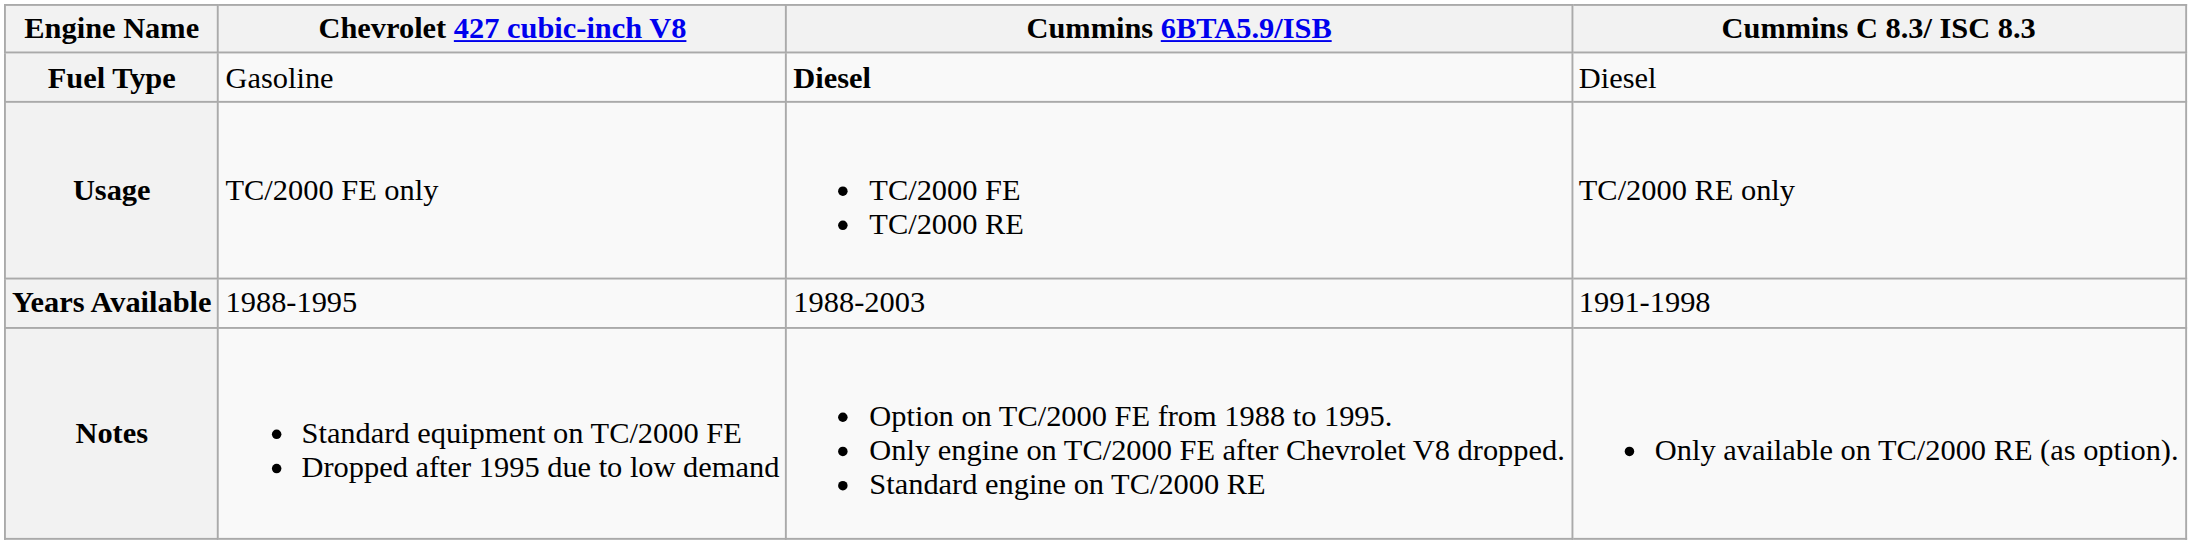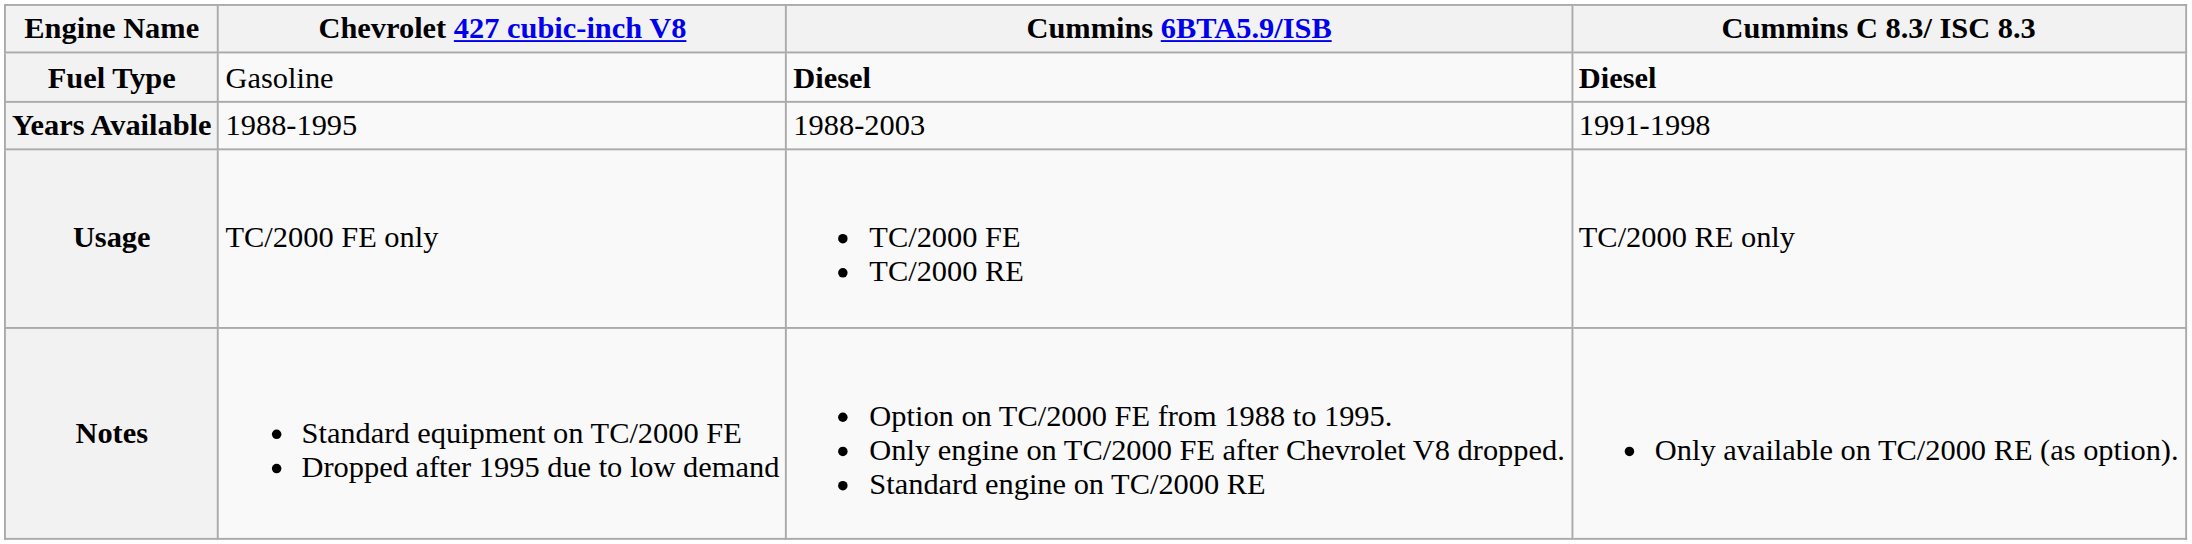(1618, 76) normal -> (1618, 76) bold
rows swapped: (112, 302) <-> (112, 189)
